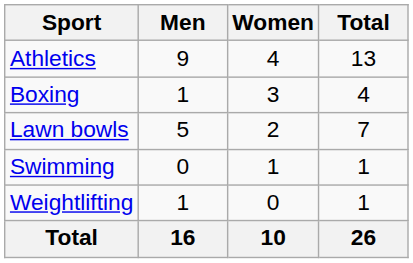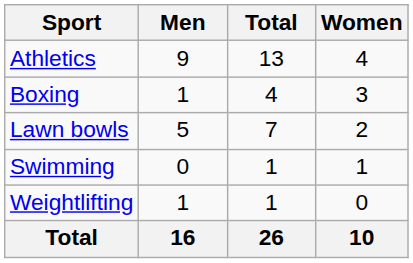columns swapped: (273, 22) <-> (363, 22)
